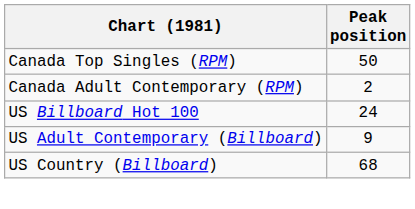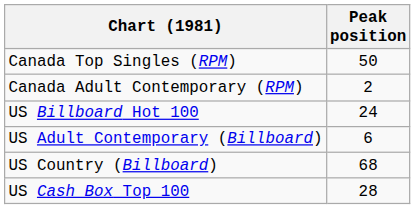(368, 139) 9 -> (368, 139) 6
+ row: (99, 191)
